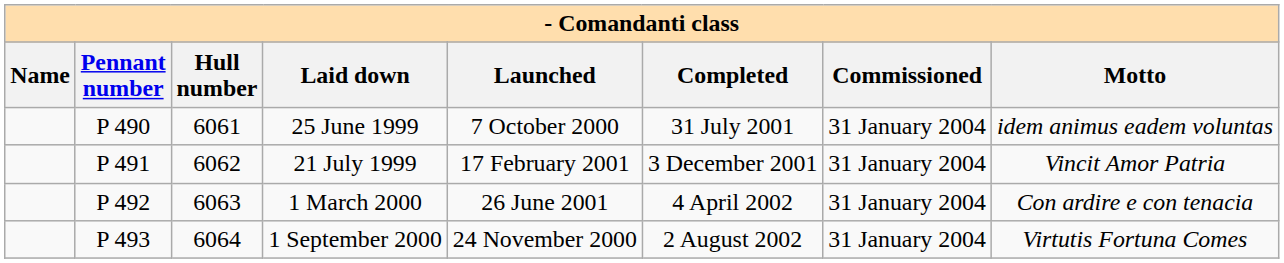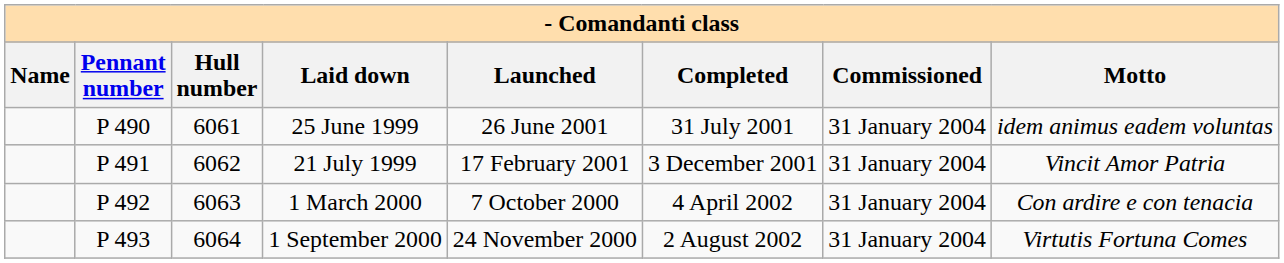(545, 125) 7 October 2000 -> (545, 125) 26 June 2001
(545, 201) 26 June 2001 -> (545, 201) 7 October 2000
